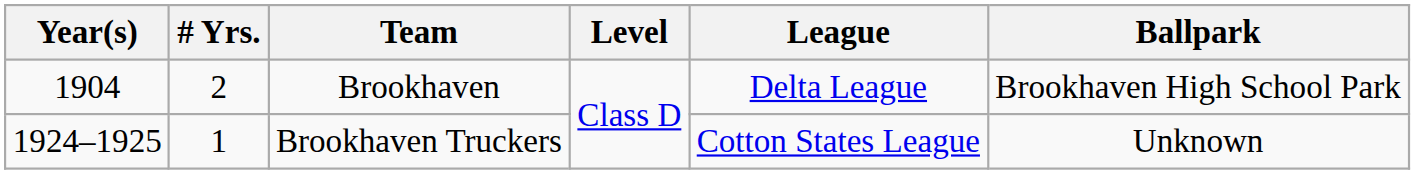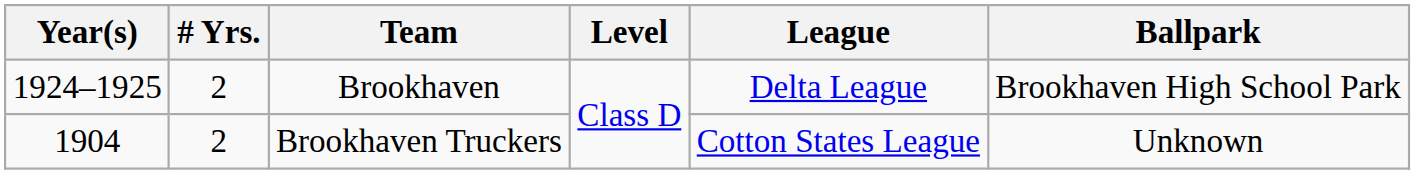(87, 86) 1904 -> (87, 86) 1924–1925
(87, 141) 1924–1925 -> (87, 141) 1904
(219, 141) 1 -> (219, 141) 2
